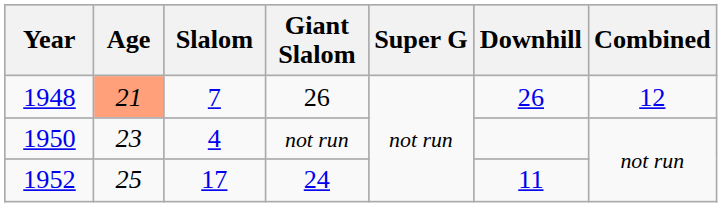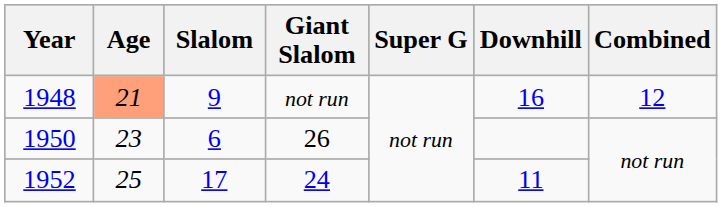(214, 96) 7 -> (214, 96) 9
(317, 96) 26 -> (317, 98) not run
(531, 96) 26 -> (531, 96) 16
(214, 138) 4 -> (214, 138) 6
(317, 139) not run -> (317, 138) 26
